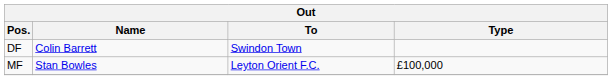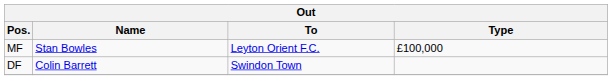rows swapped: (14, 48) <-> (15, 65)
